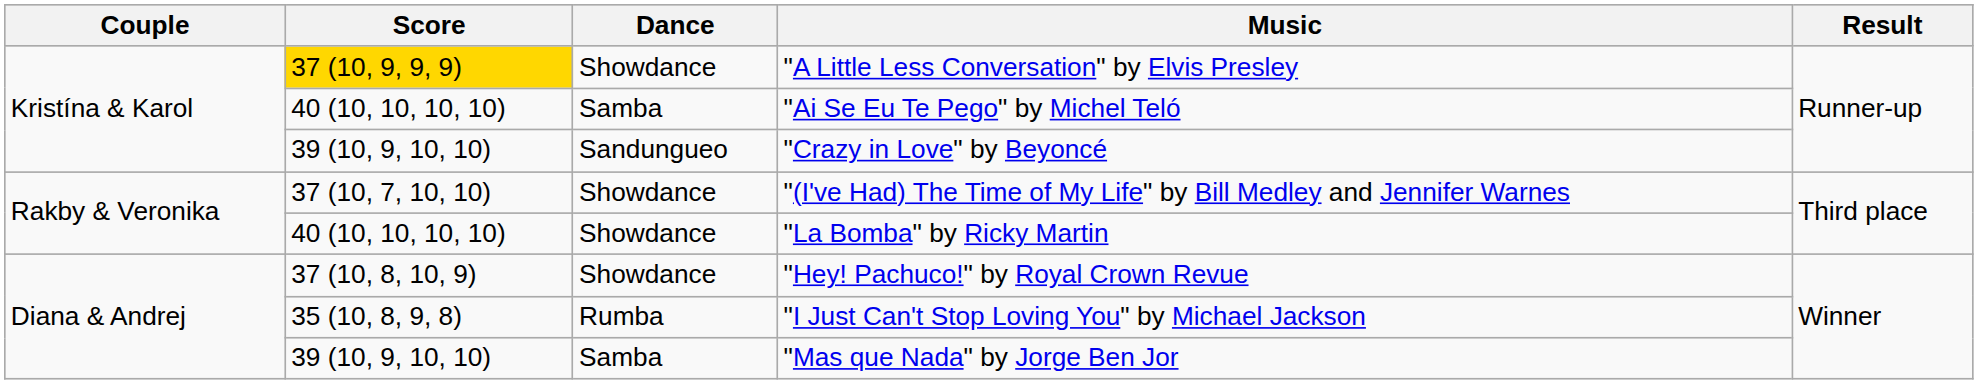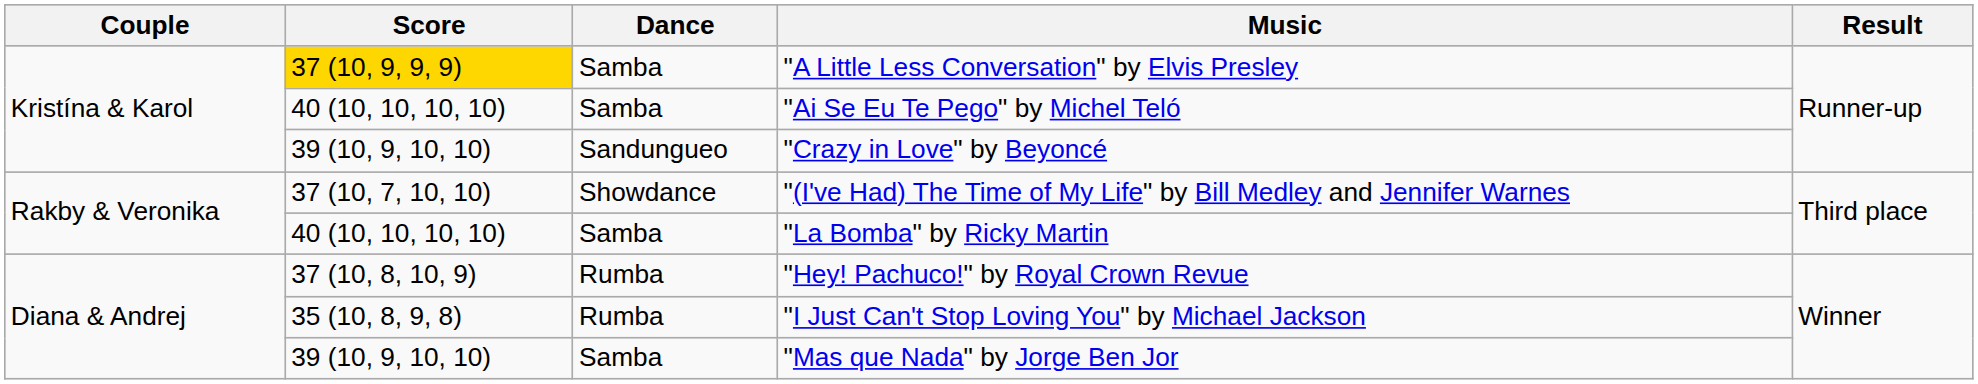(648, 66) Showdance -> (621, 66) Samba
(648, 233) Showdance -> (621, 233) Samba
(648, 274) Showdance -> (621, 274) Rumba
